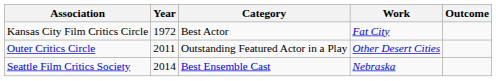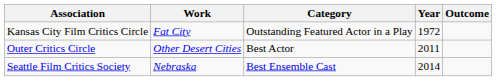columns swapped: (165, 13) <-> (396, 13)
(205, 31) Best Actor -> (329, 31) Outstanding Featured Actor in a Play
(264, 48) Outstanding Featured Actor in a Play -> (270, 48) Best Actor
